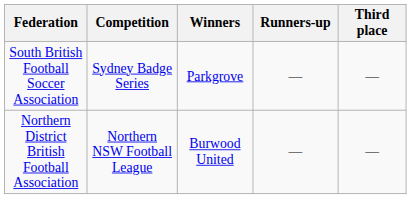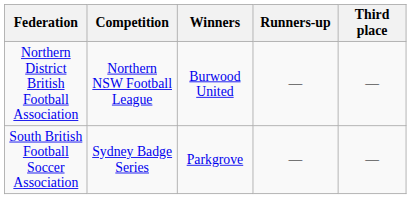rows swapped: (46, 151) <-> (46, 75)
